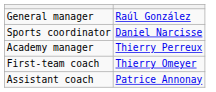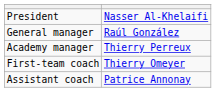+ row: (33, 17)
- row: (59, 32)
